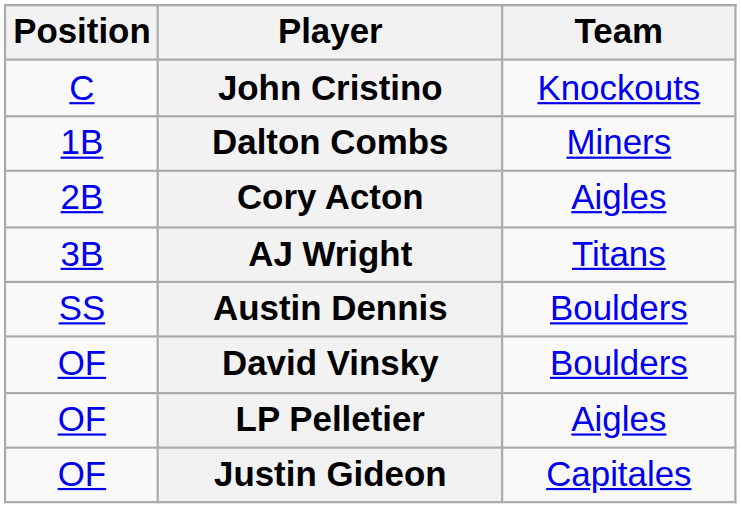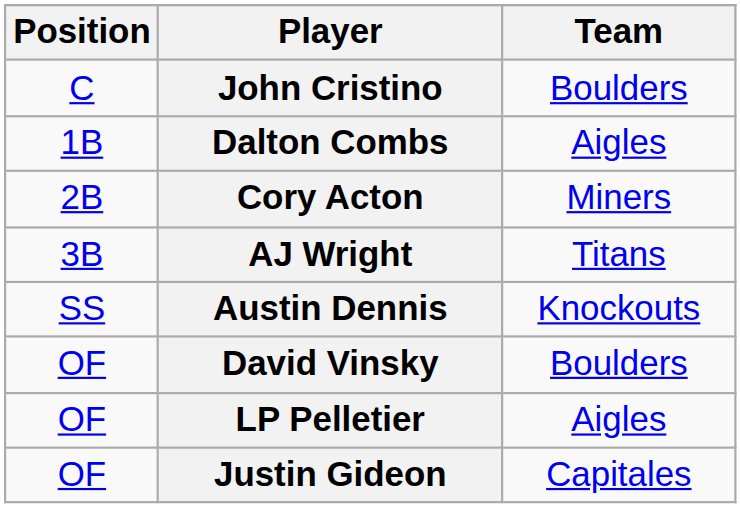(619, 87) Knockouts -> (619, 87) Boulders
(619, 142) Miners -> (619, 142) Aigles
(619, 198) Aigles -> (619, 198) Miners
(619, 308) Boulders -> (619, 308) Knockouts
